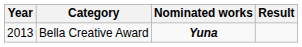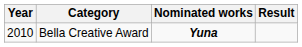(20, 32) 2013 -> (20, 32) 2010
